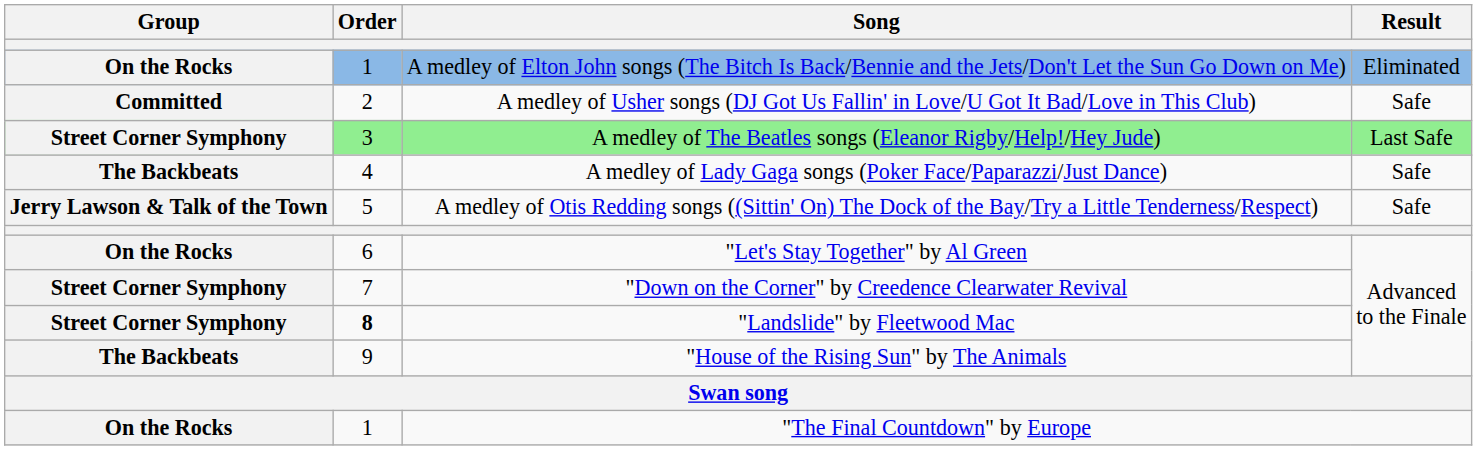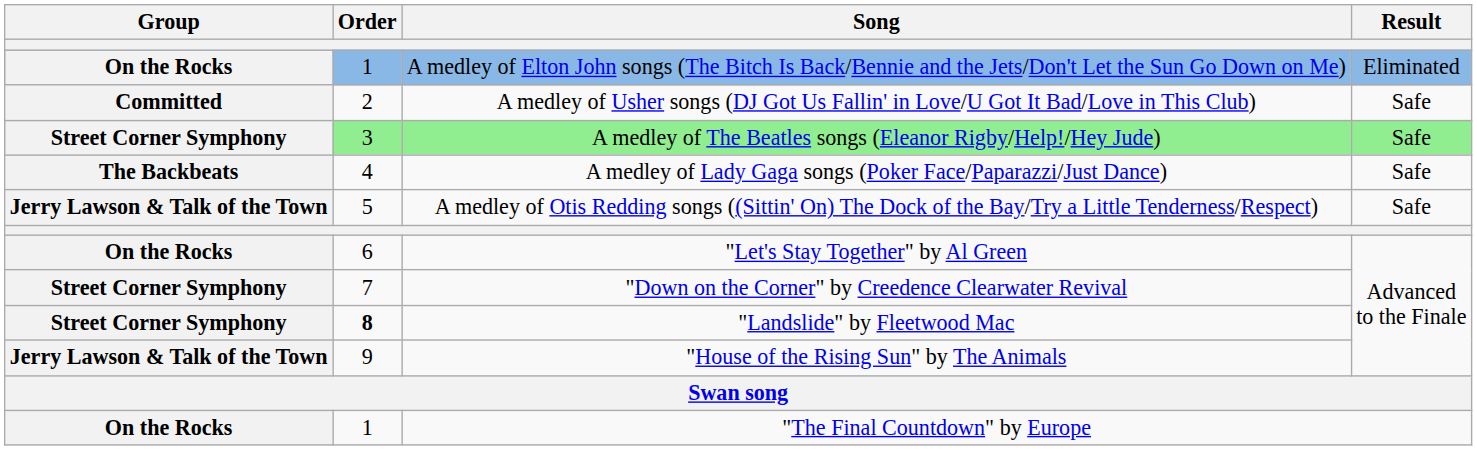(1411, 137) Last Safe -> (1411, 137) Safe
(169, 357) The Backbeats -> (169, 357) Jerry Lawson & Talk of the Town
